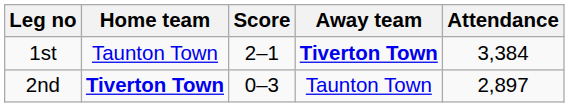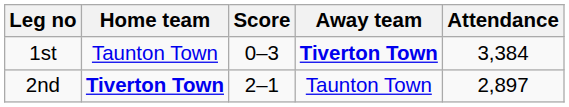(262, 53) 2–1 -> (262, 53) 0–3
(262, 85) 0–3 -> (262, 85) 2–1
